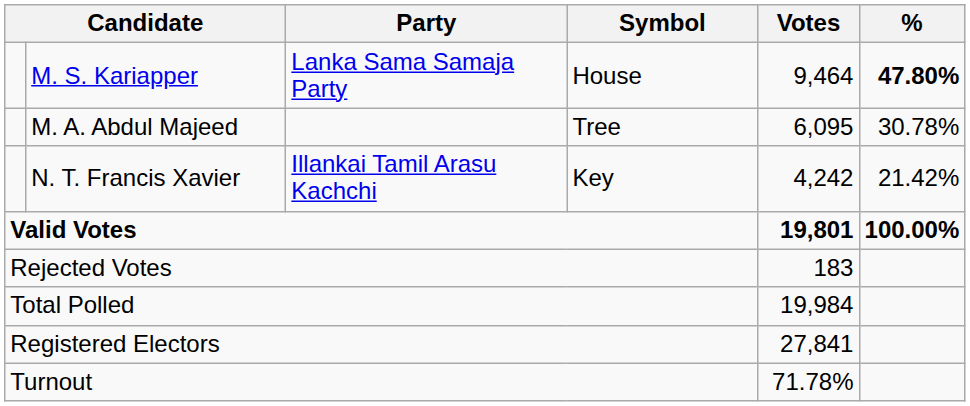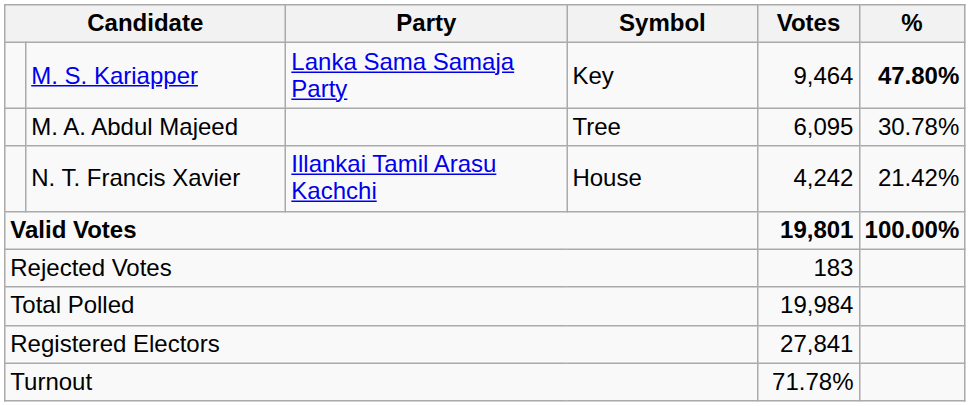(607, 75) House -> (593, 75) Key
(593, 178) Key -> (607, 178) House
